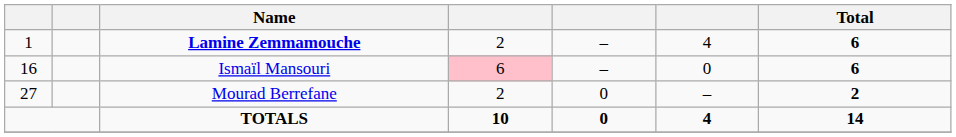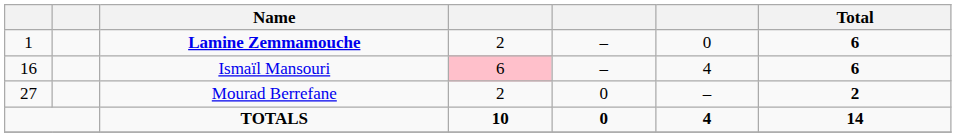(707, 42) 4 -> (707, 42) 0
(707, 67) 0 -> (707, 67) 4
